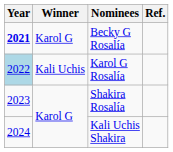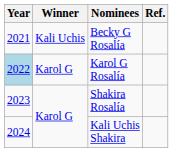(19, 38) bold -> (19, 38) normal
(54, 38) Karol G -> (60, 38) Kali Uchis
(60, 69) Kali Uchis -> (54, 69) Karol G
